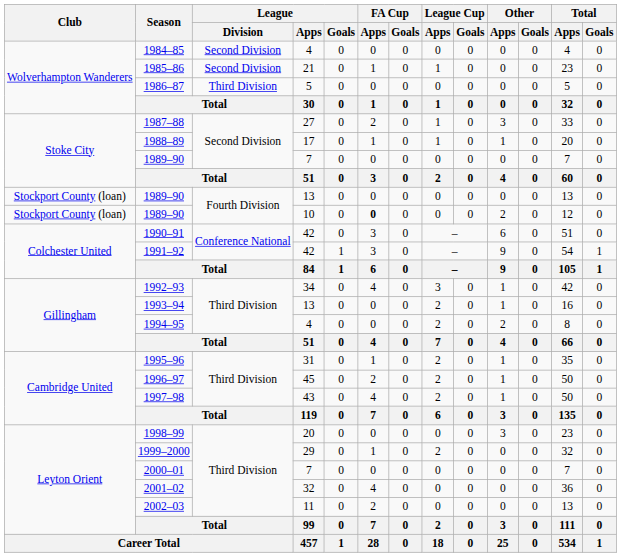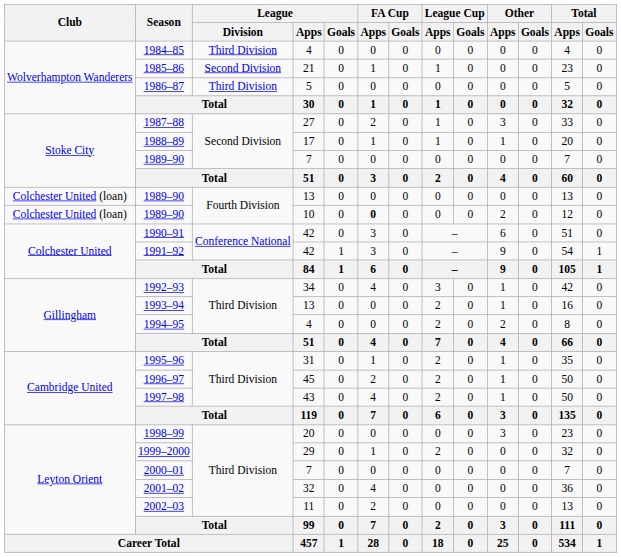(243, 50) Second Division -> (243, 50) Third Division
(70, 196) Stockport County (loan) -> (70, 196) Colchester United (loan)
(70, 214) Stockport County (loan) -> (70, 214) Colchester United (loan)
